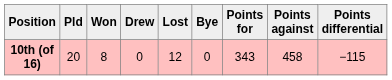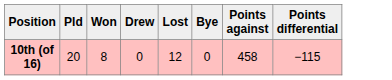- column: (245, 22)
